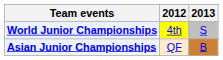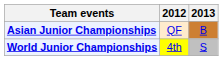rows swapped: (82, 47) <-> (82, 30)
